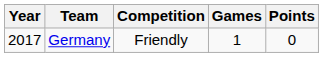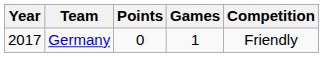columns swapped: (161, 16) <-> (292, 16)
